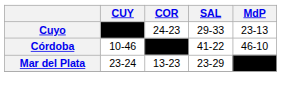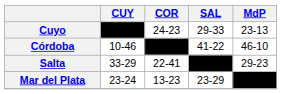+ row: (53, 64)
